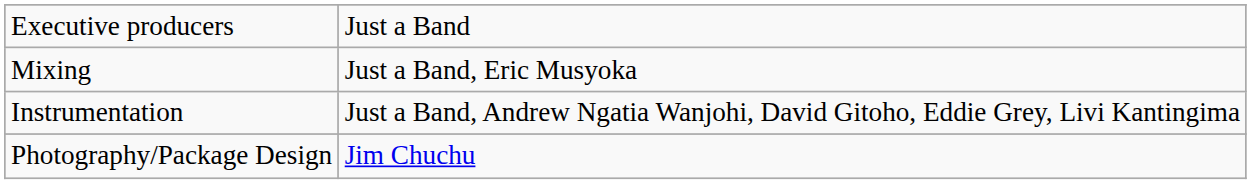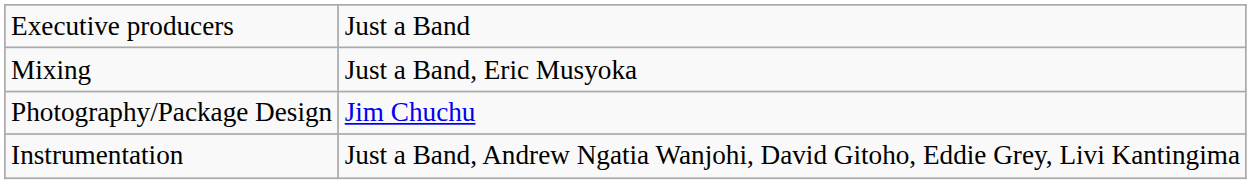rows swapped: (97, 112) <-> (172, 155)
